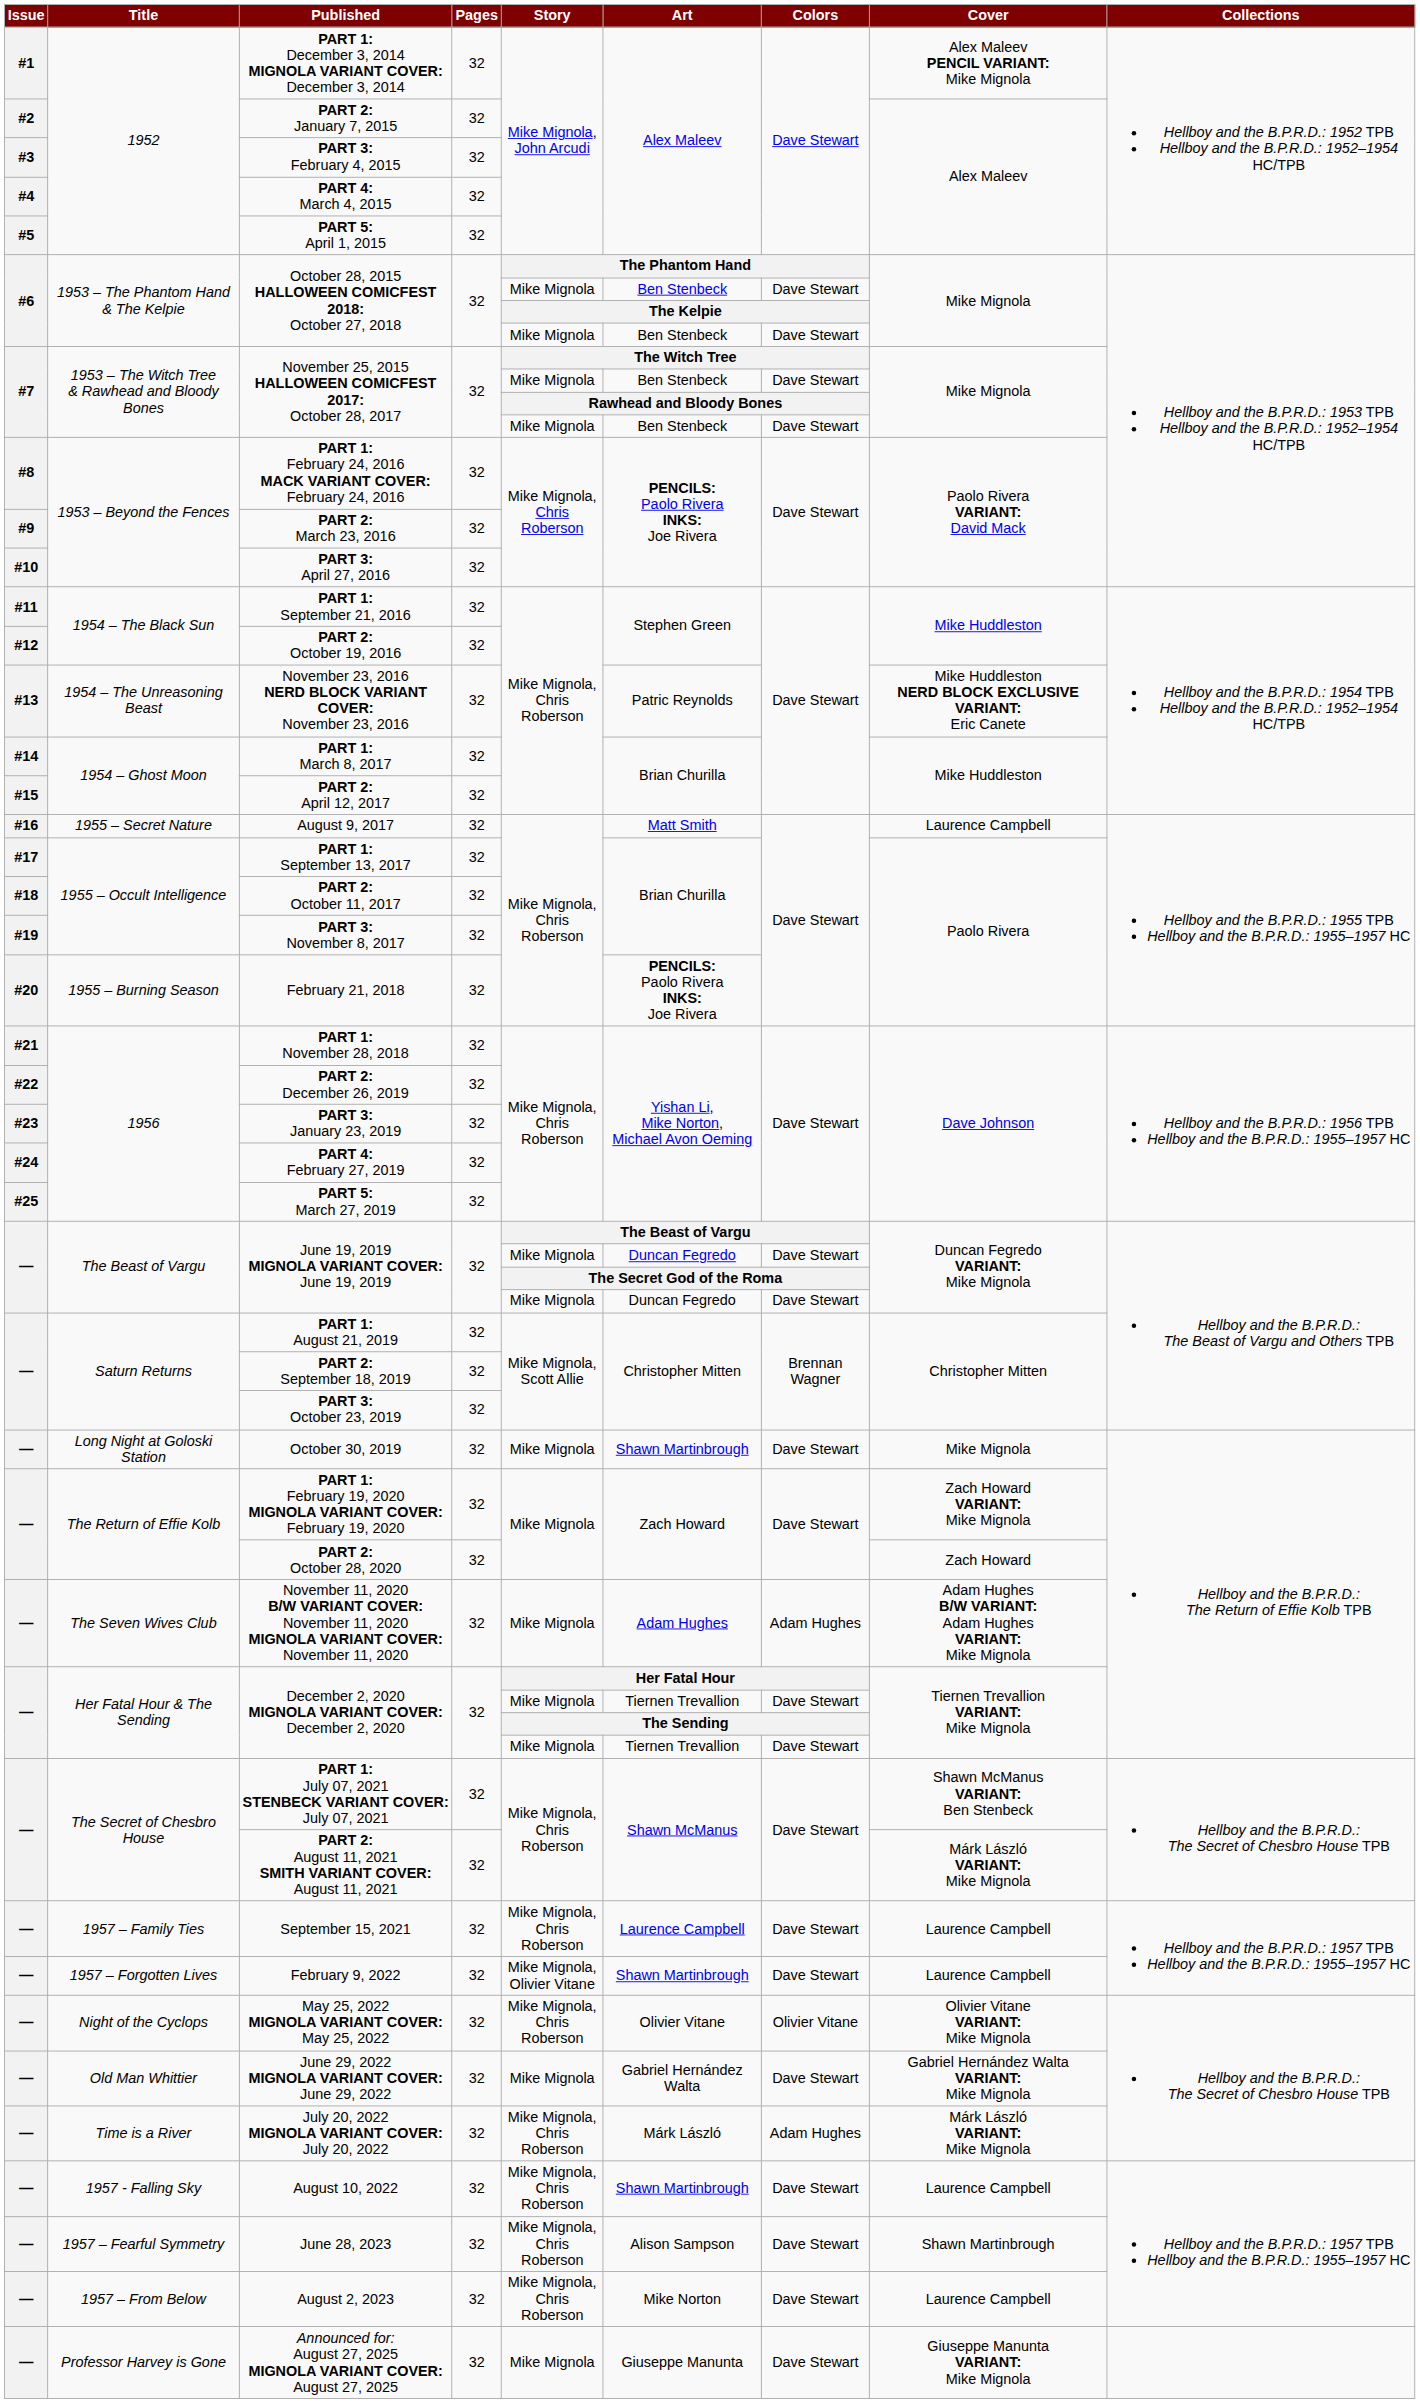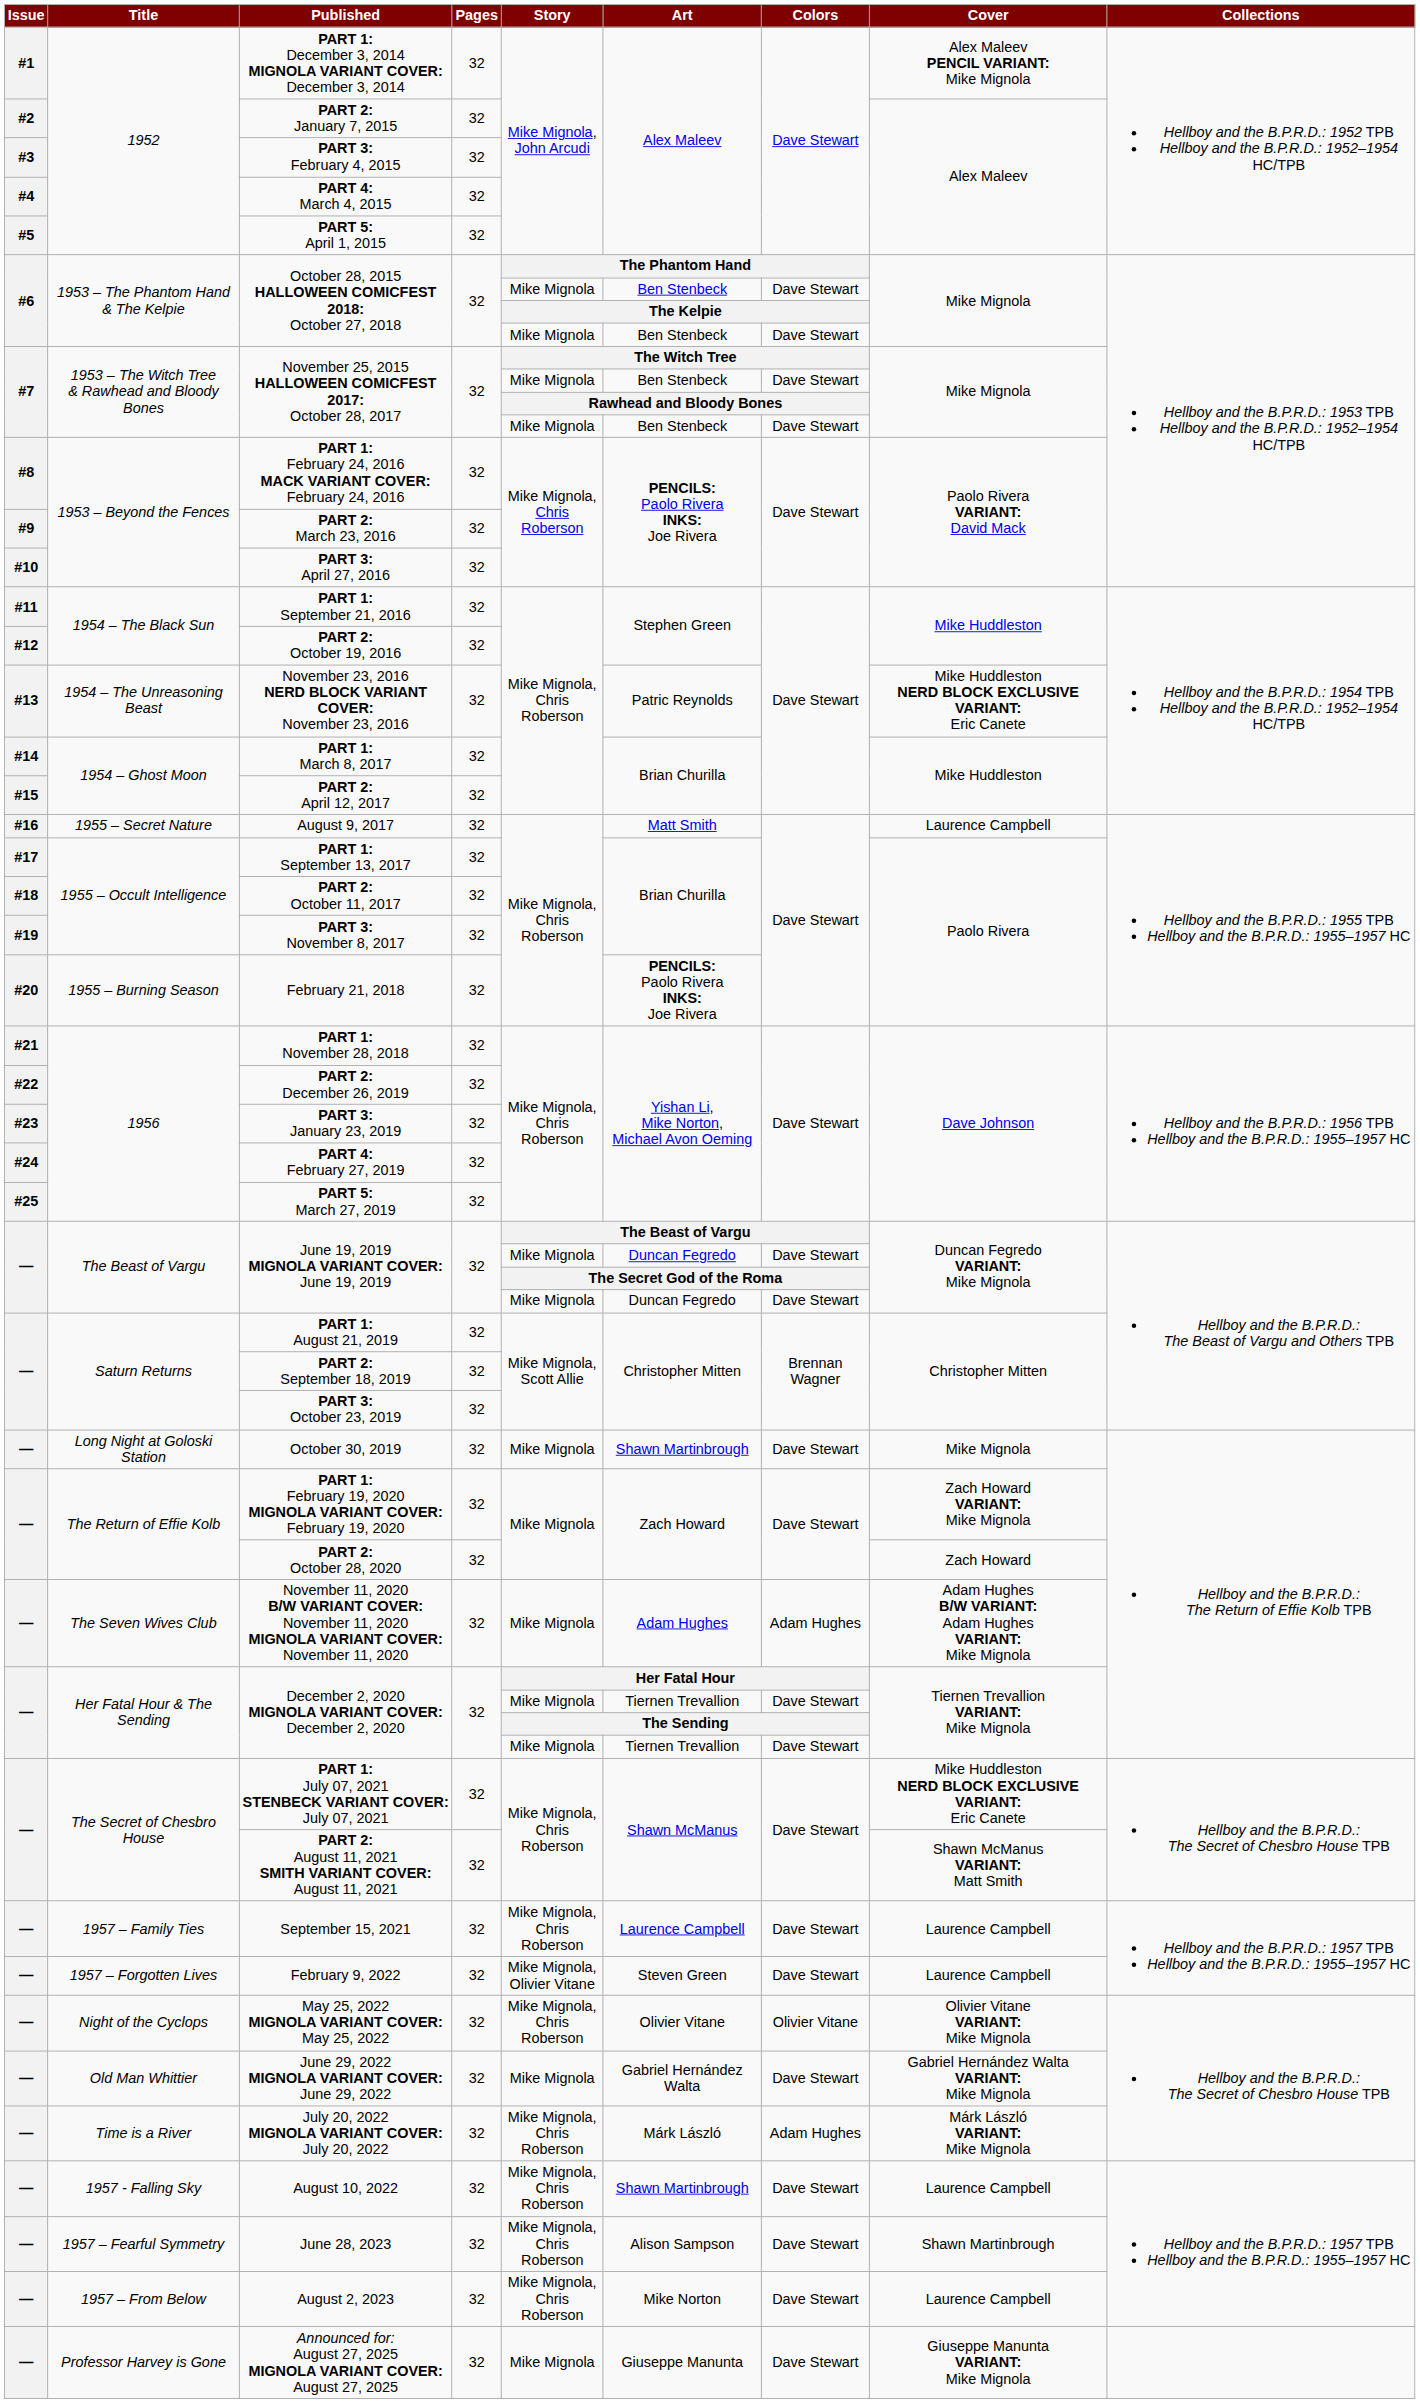(988, 1793) Shawn McManus VARIANT: Ben Stenbeck -> (988, 1793) Mike Huddleston NERD BLOCK EXCLUSIVE VARIANT: Eric Canete
(988, 1865) Márk László VARIANT: Mike Mignola -> (988, 1865) Shawn McManus VARIANT: Matt Smith
(682, 1975) Shawn Martinbrough -> (682, 1975) Steven Green
